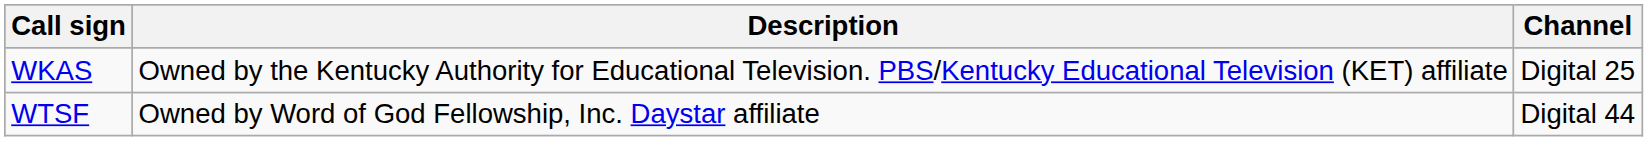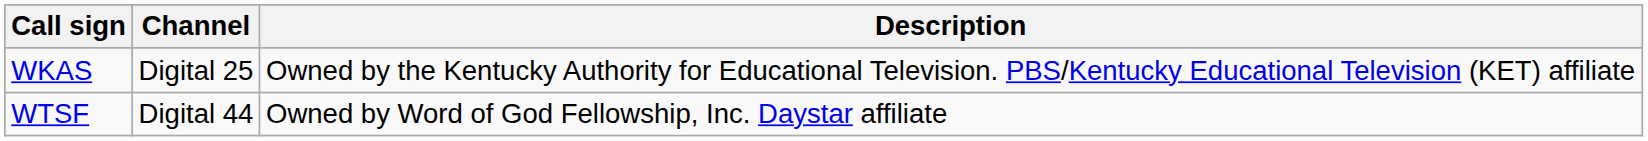columns swapped: (1578, 26) <-> (823, 26)
